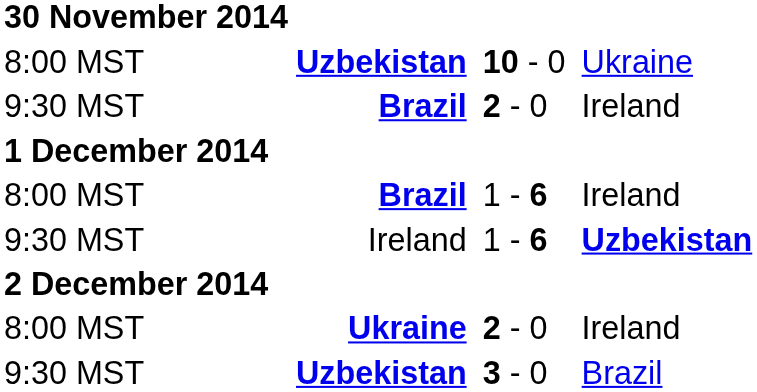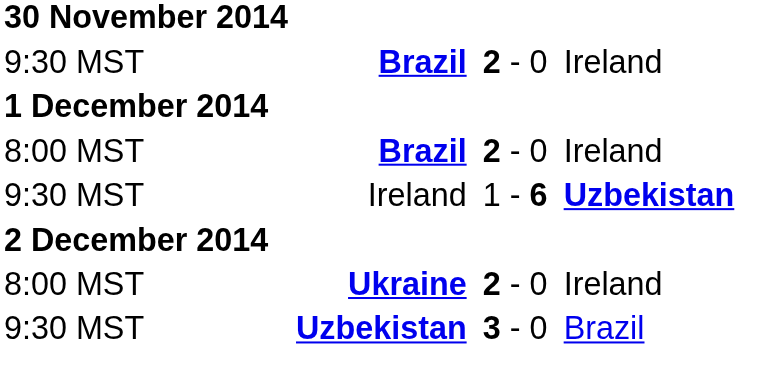- row: (74, 62)
(515, 195) 1 - 6 -> (515, 151) 2 - 0
